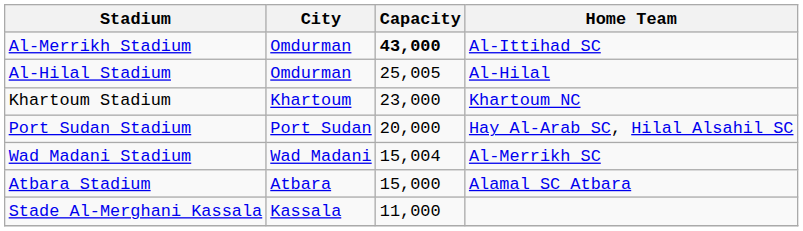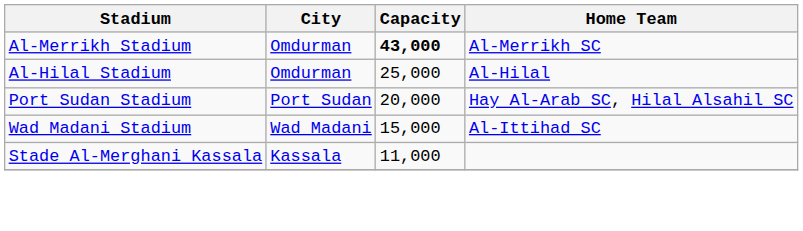(535, 46) Al-Ittihad SC -> (535, 46) Al-Merrikh SC
(410, 74) 25,005 -> (410, 74) 25,000
- row: (90, 101)
(410, 156) 15,004 -> (410, 129) 15,000
(535, 156) Al-Merrikh SC -> (535, 129) Al-Ittihad SC
- row: (80, 184)
